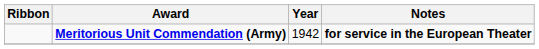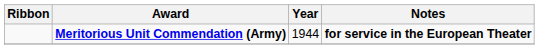(305, 34) 1942 -> (305, 34) 1944
